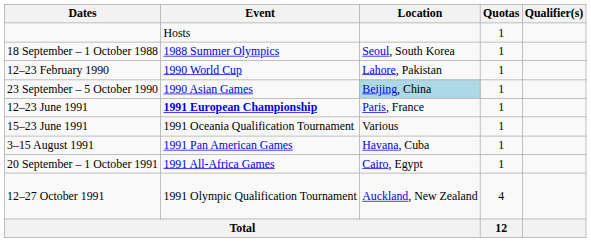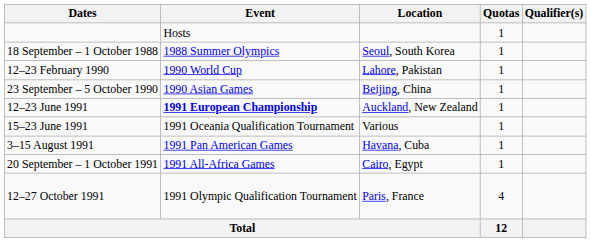(397, 88) lightblue background -> (397, 88) no background
(393, 107) Paris, France -> (420, 107) Auckland, New Zealand
(420, 196) Auckland, New Zealand -> (393, 196) Paris, France
